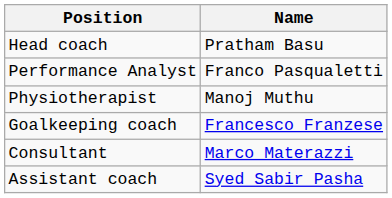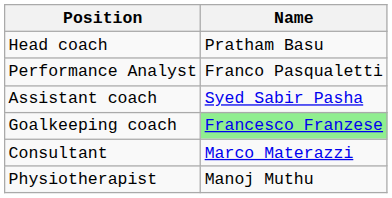rows swapped: (83, 180) <-> (83, 99)
(294, 126) no background -> (294, 126) lightgreen background
